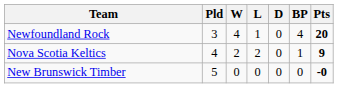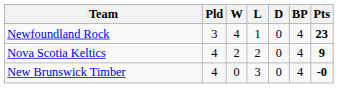(322, 33) 20 -> (322, 33) 23
(300, 53) 1 -> (300, 53) 4
(214, 72) 5 -> (214, 72) 4
(258, 72) 0 -> (258, 72) 3
(300, 72) 0 -> (300, 72) 4
